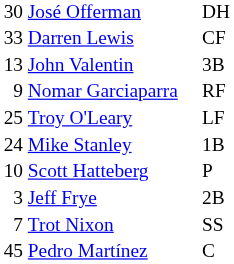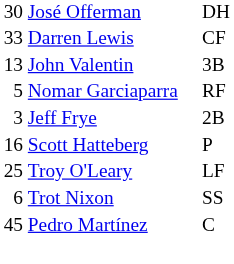(13, 91) 9 -> (13, 91) 5
rows swapped: (80, 117) <-> (62, 197)
- row: (80, 144)
(13, 171) 10 -> (13, 144) 16
(13, 224) 7 -> (13, 197) 6
